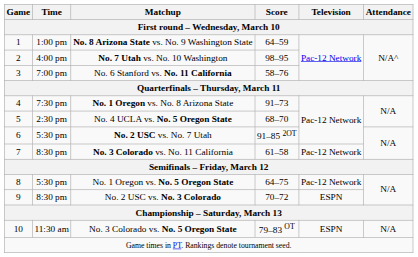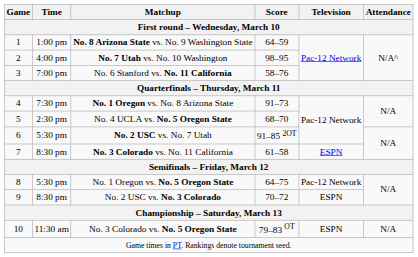(331, 151) Pac-12 Network -> (331, 151) ESPN
